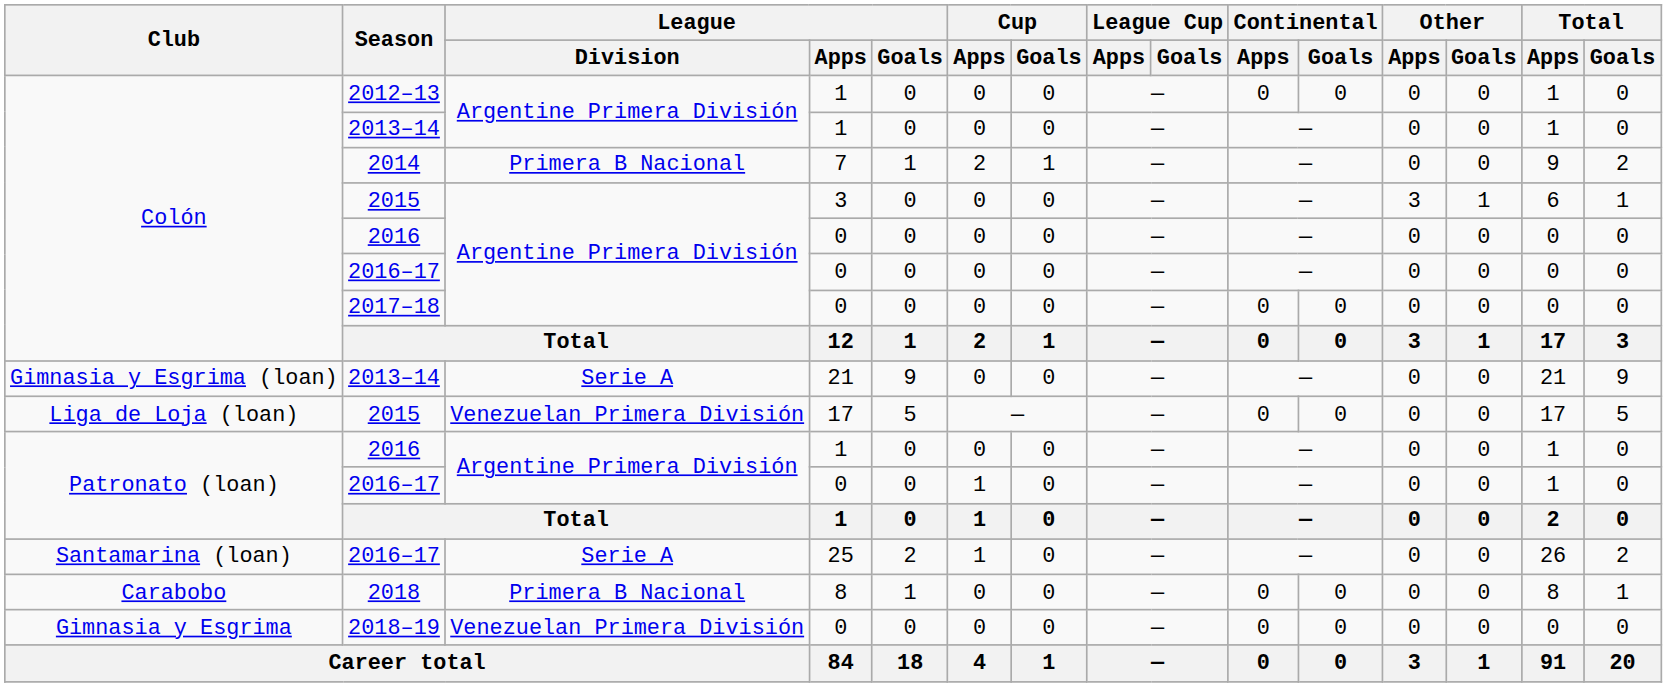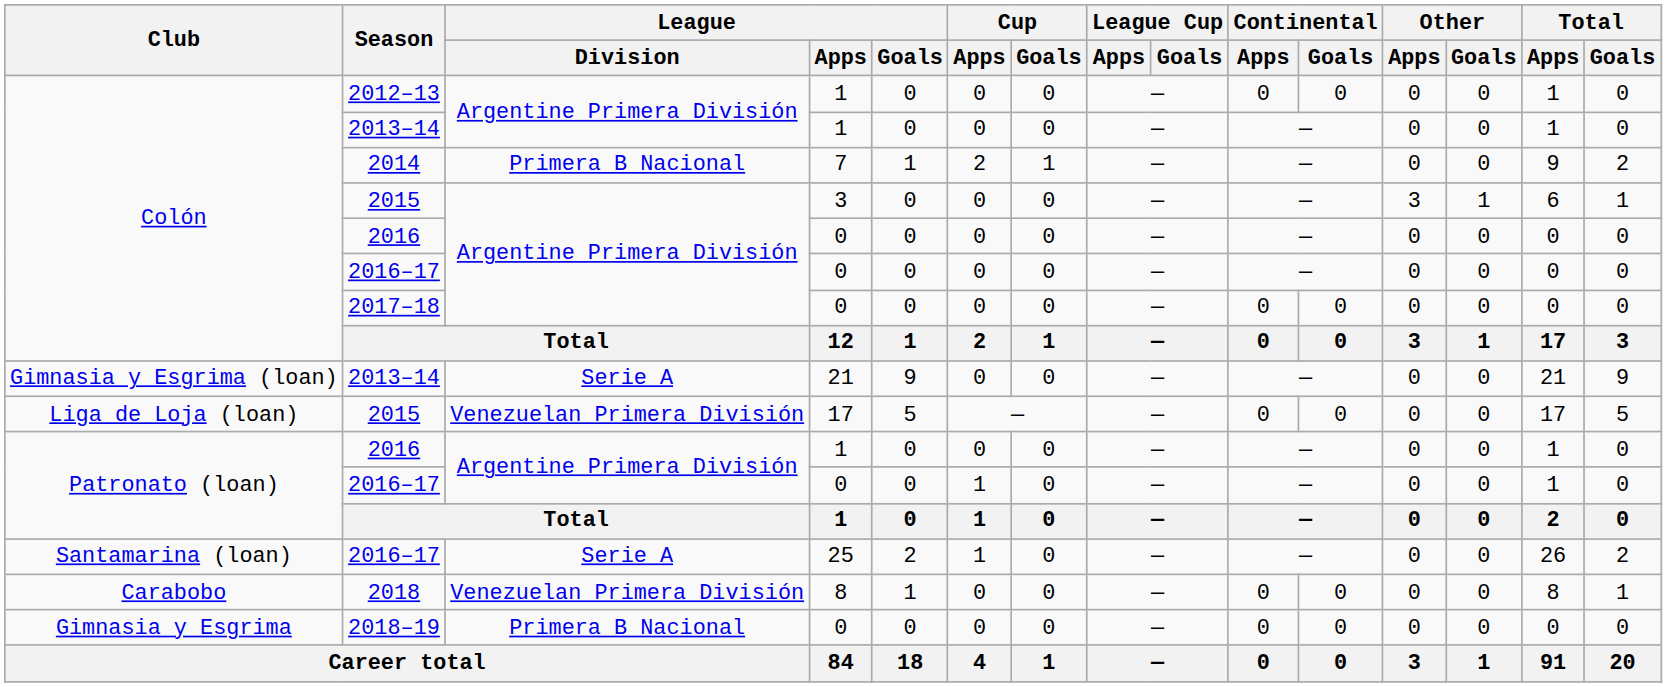(627, 592) Primera B Nacional -> (627, 592) Venezuelan Primera División
(627, 628) Venezuelan Primera División -> (627, 628) Primera B Nacional
